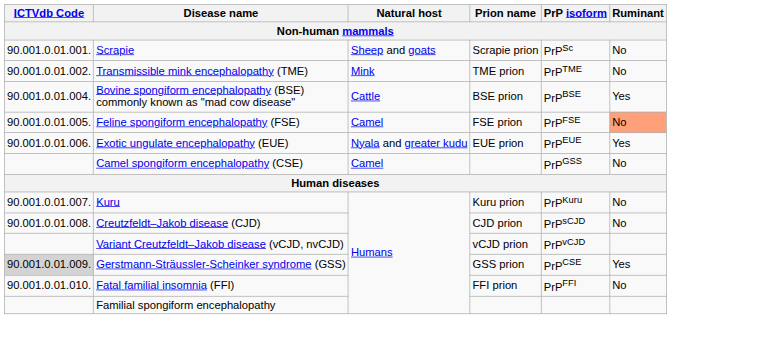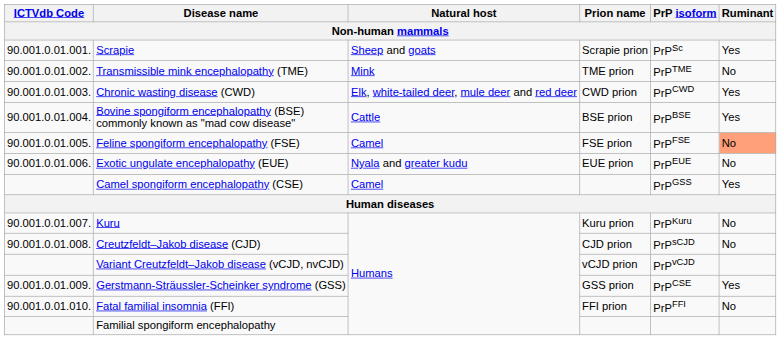(619, 50) No -> (731, 50) Yes
+ row: (176, 91)
(621, 143) Yes -> (729, 163) No
(619, 163) No -> (731, 184) Yes
(49, 264) lightgrey background -> (49, 285) no background
